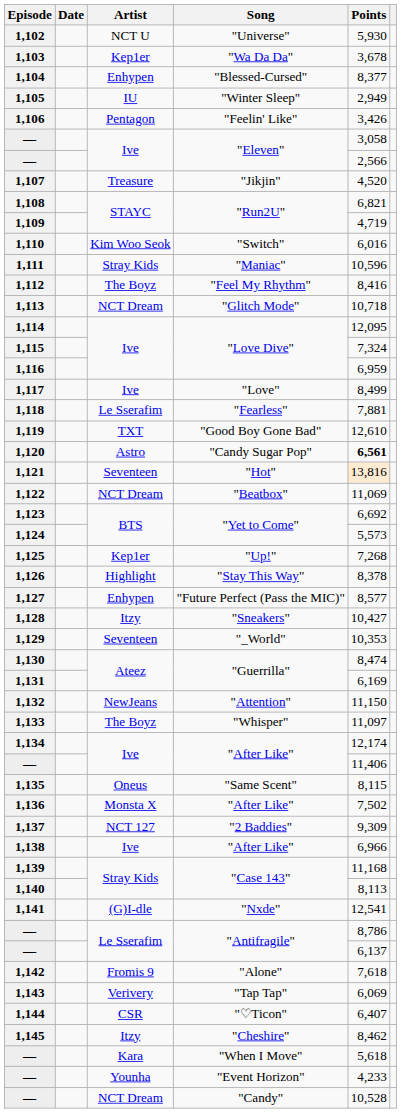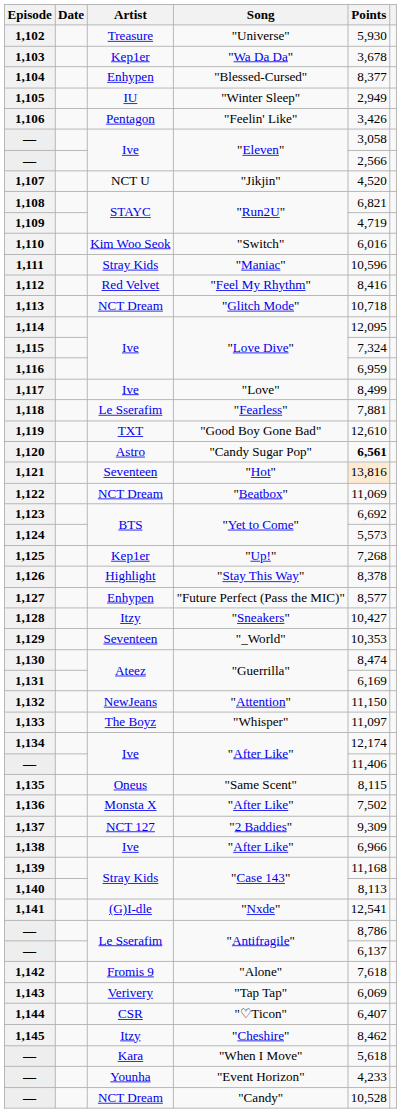(130, 35) NCT U -> (130, 35) Treasure
(130, 181) Treasure -> (130, 181) NCT U
(130, 285) The Boyz -> (130, 285) Red Velvet
